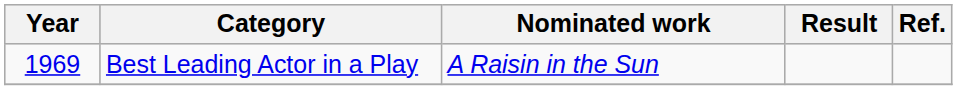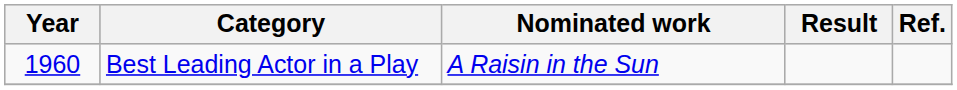(52, 63) 1969 -> (52, 63) 1960
